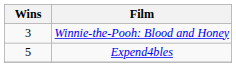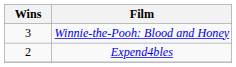(28, 52) 5 -> (28, 52) 2
